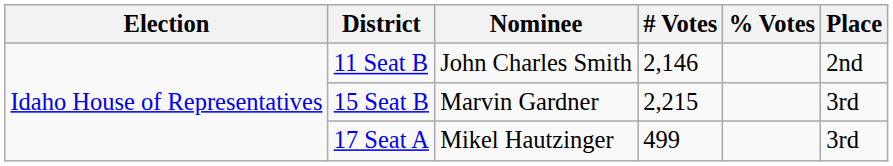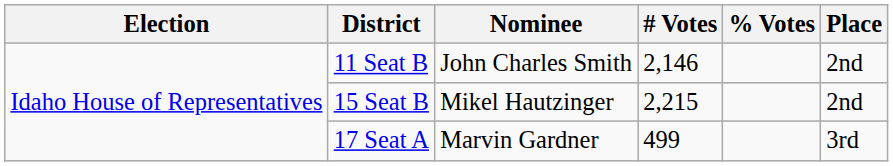(519, 101) Marvin Gardner -> (527, 101) Mikel Hautzinger
(843, 101) 3rd -> (845, 101) 2nd
(527, 140) Mikel Hautzinger -> (519, 140) Marvin Gardner
